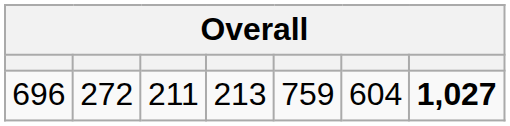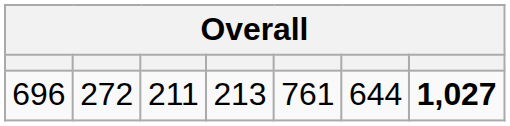(308, 94) 759 -> (308, 94) 761
(376, 94) 604 -> (376, 94) 644
